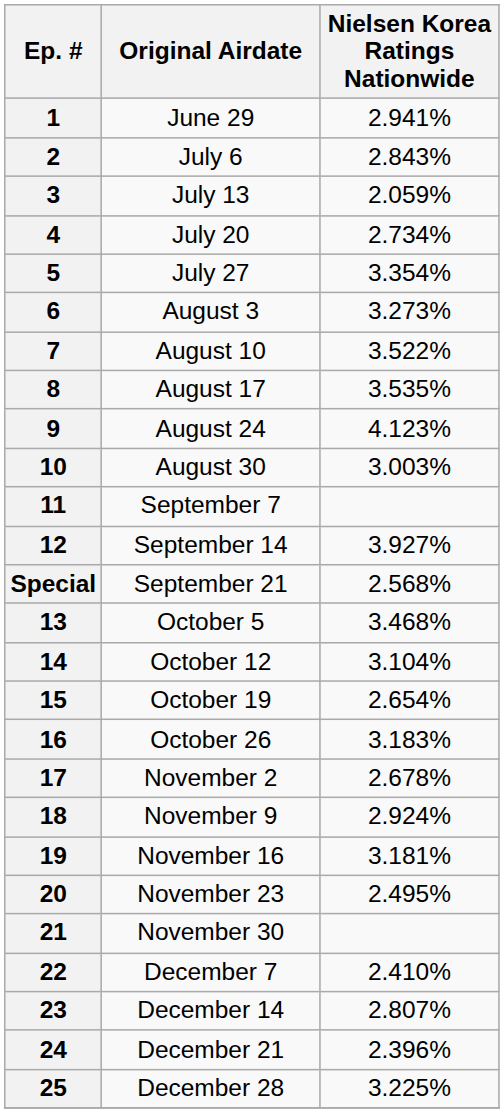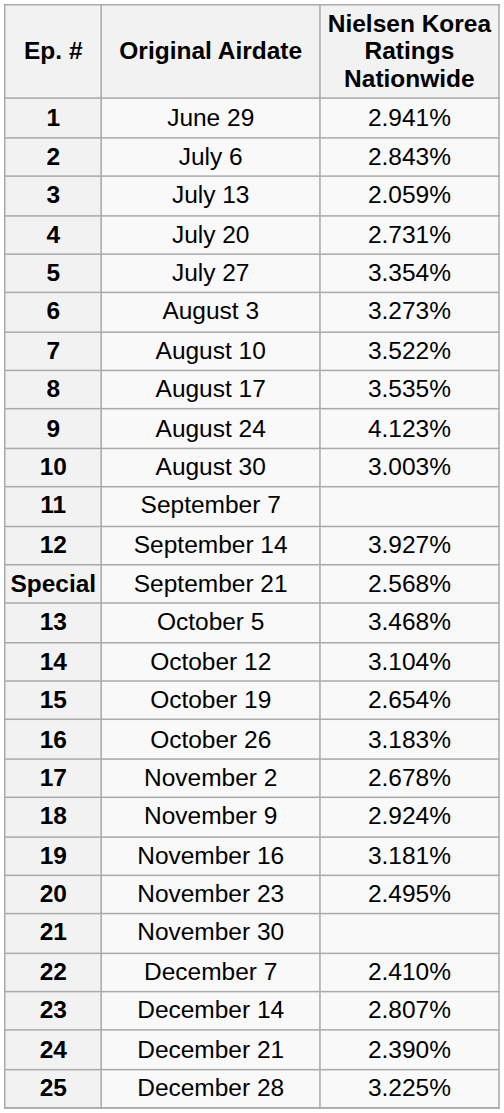(409, 234) 2.734% -> (409, 234) 2.731%
(409, 1049) 2.396% -> (409, 1049) 2.390%
